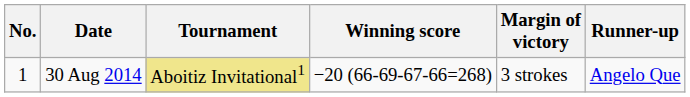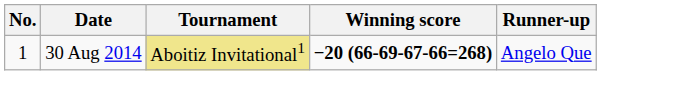- column: (541, 31)
(403, 74) normal -> (403, 52) bold
